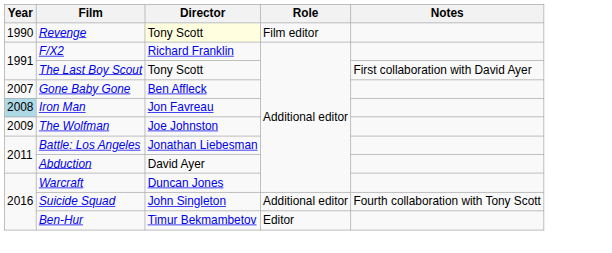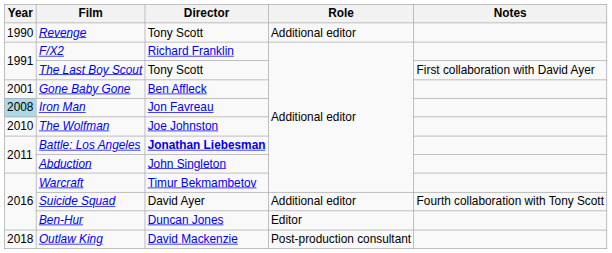(175, 32) lightyellow background -> (175, 32) no background
(291, 32) Film editor -> (313, 32) Additional editor
(20, 88) 2007 -> (20, 88) 2001
(20, 126) 2009 -> (20, 126) 2010
(203, 145) normal -> (207, 145) bold
(176, 164) David Ayer -> (187, 164) John Singleton
(186, 182) Duncan Jones -> (202, 182) Timur Bekmambetov
(187, 201) John Singleton -> (176, 201) David Ayer
(202, 220) Timur Bekmambetov -> (186, 220) Duncan Jones
+ row: (71, 239)
